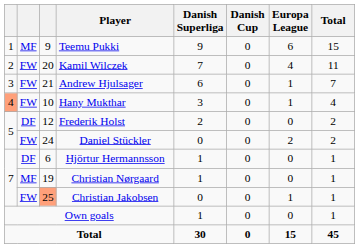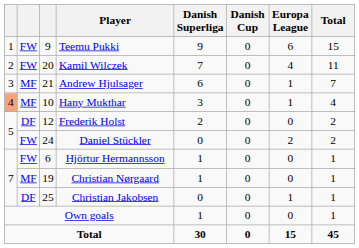(28, 46) MF -> (28, 46) FW
(28, 83) FW -> (28, 83) MF
(28, 102) FW -> (28, 102) MF
(28, 159) DF -> (28, 159) FW
(28, 196) FW -> (28, 196) DF
(48, 196) lightsalmon background -> (48, 196) no background
